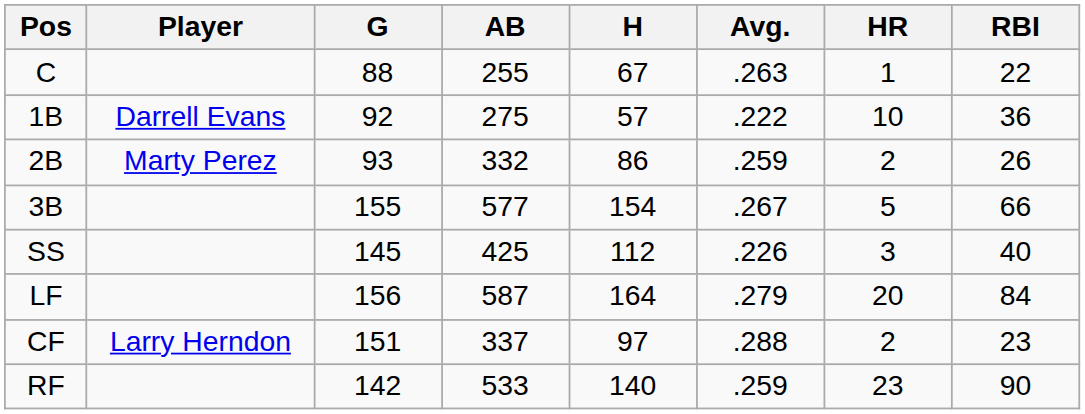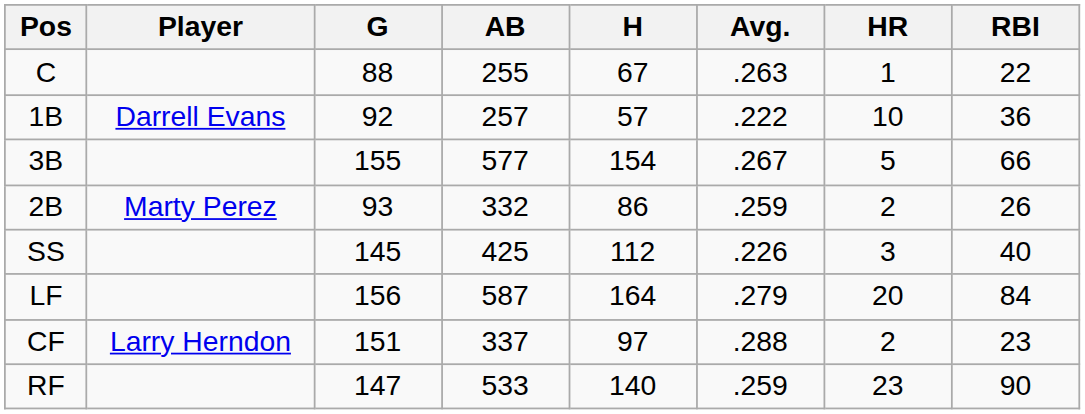(505, 116) 275 -> (505, 116) 257
rows swapped: (46, 161) <-> (46, 206)
(378, 386) 142 -> (378, 386) 147
